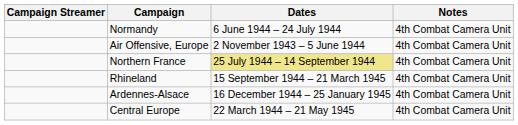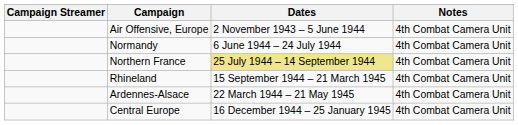rows swapped: (159, 45) <-> (134, 29)
(302, 95) 16 December 1944 – 25 January 1945 -> (284, 95) 22 March 1944 – 21 May 1945
(284, 111) 22 March 1944 – 21 May 1945 -> (302, 111) 16 December 1944 – 25 January 1945
